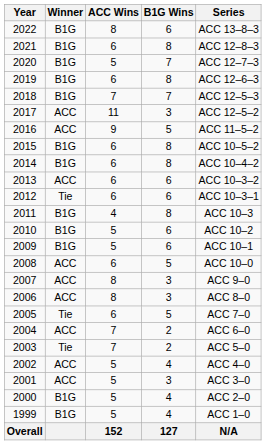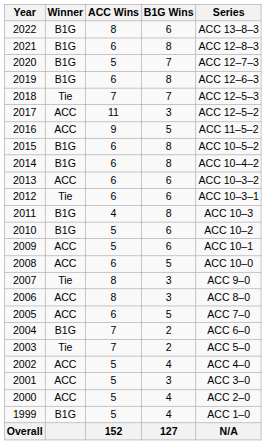(65, 96) B1G -> (65, 96) Tie
(65, 247) B1G -> (65, 247) ACC
(65, 280) ACC -> (65, 280) Tie
(65, 314) Tie -> (65, 314) ACC
(65, 331) ACC -> (65, 331) B1G
(65, 398) B1G -> (65, 398) ACC
